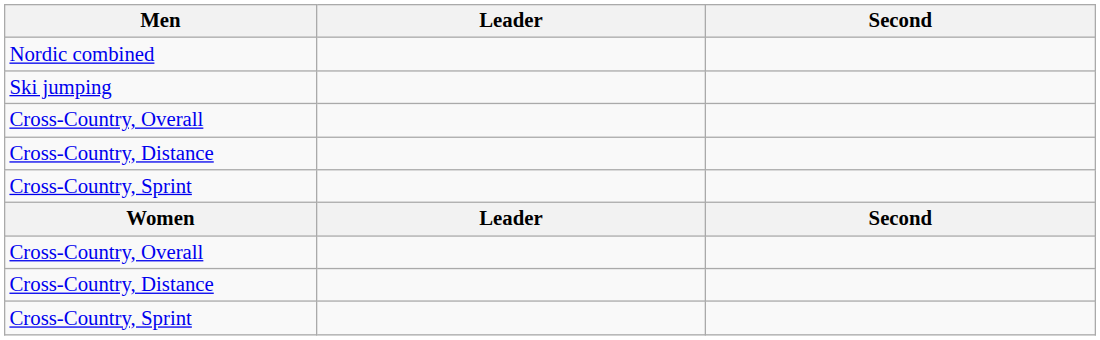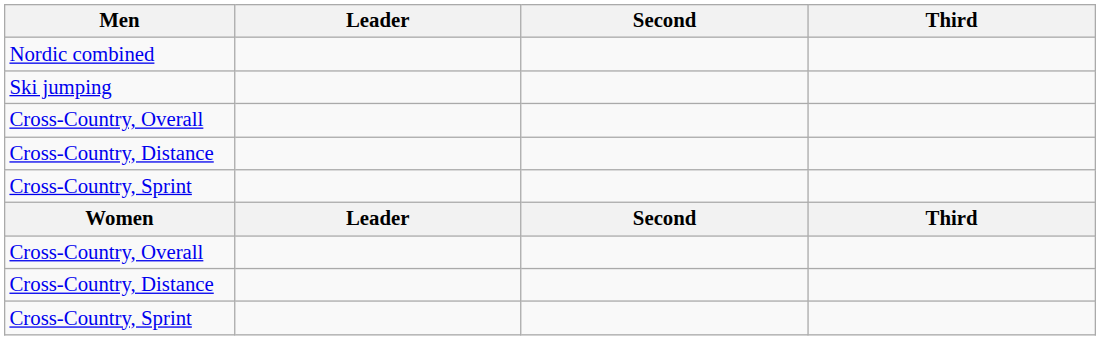+ column: (952, 20)
